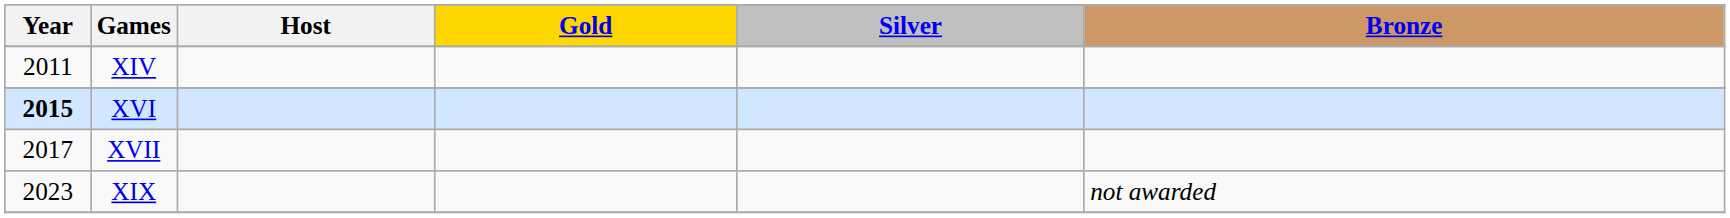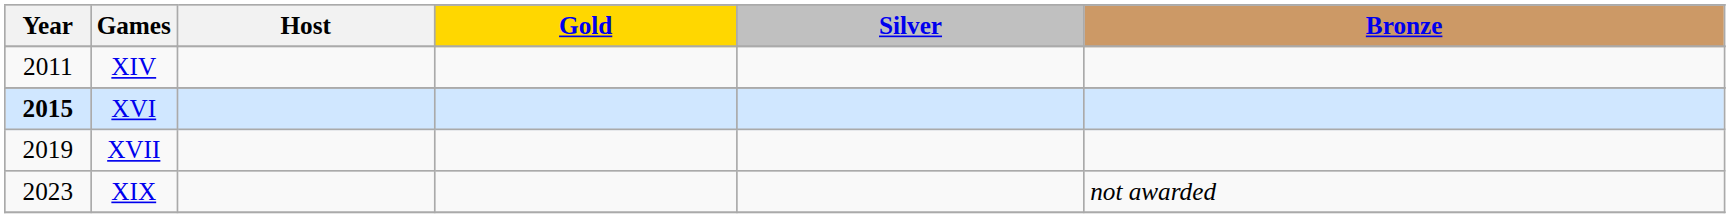(48, 150) 2017 -> (48, 150) 2019
